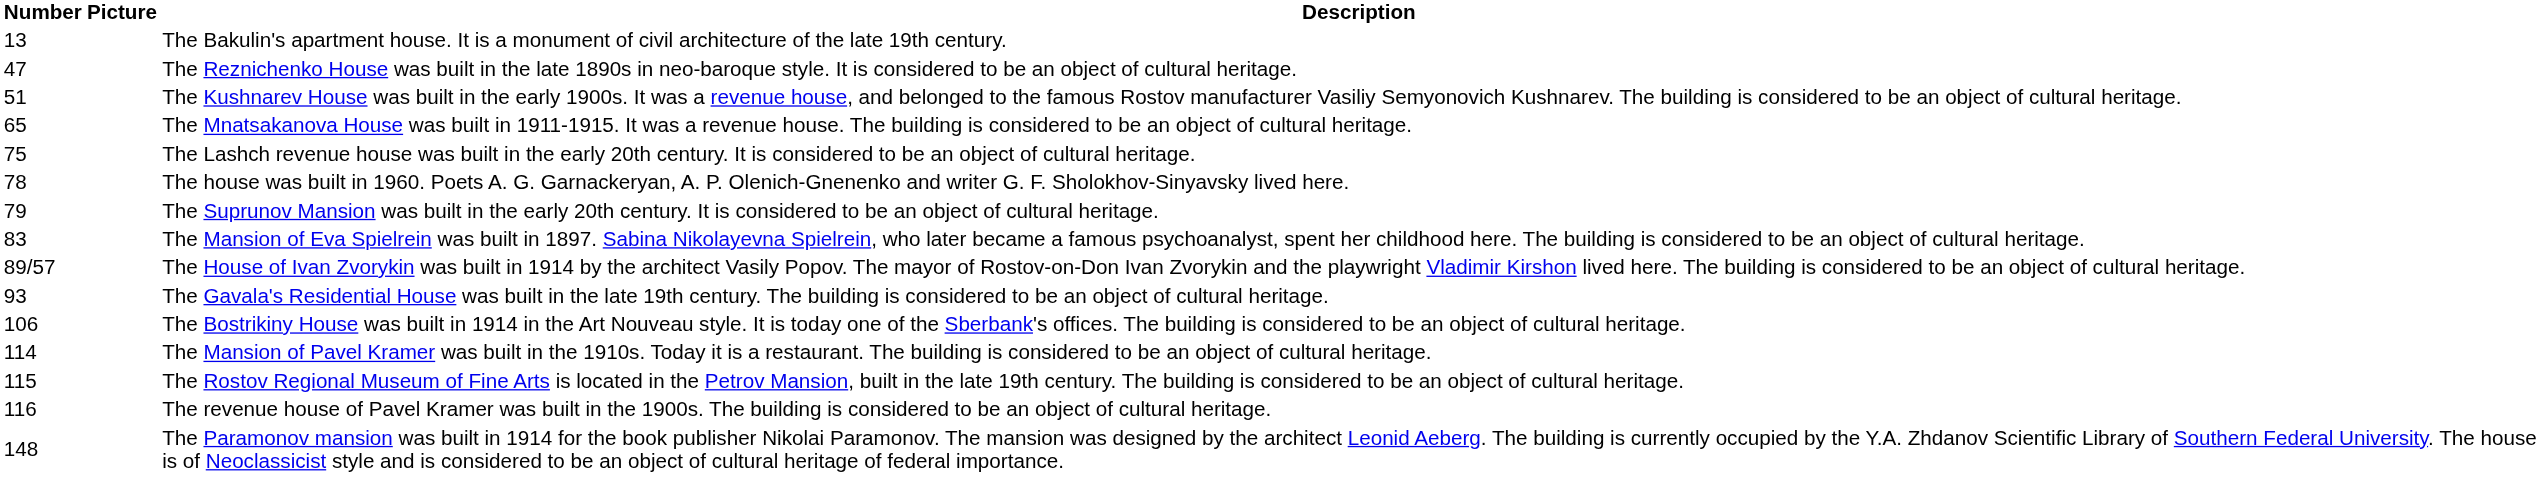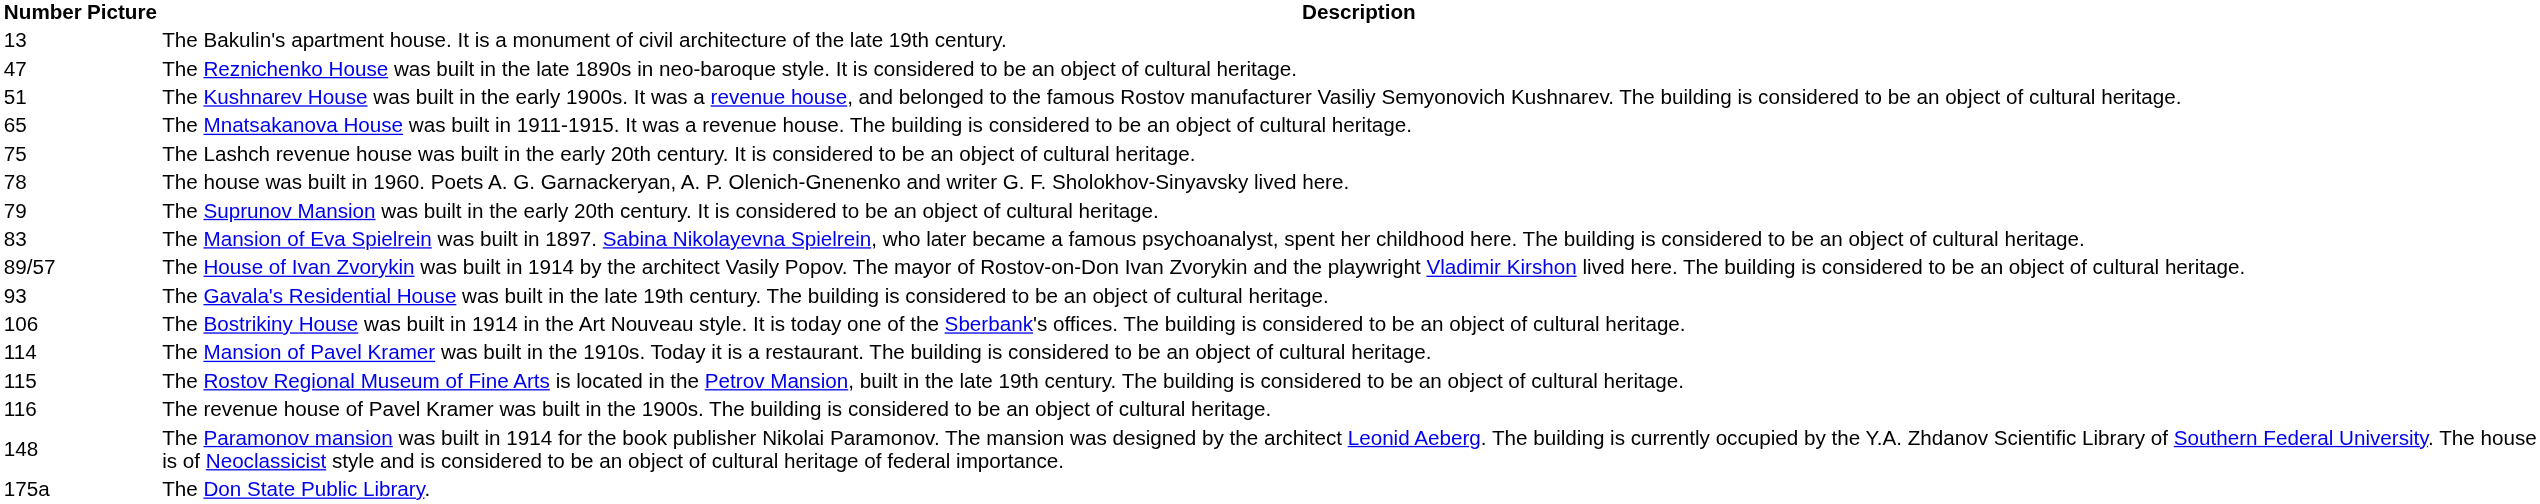+ row: (296, 489)
